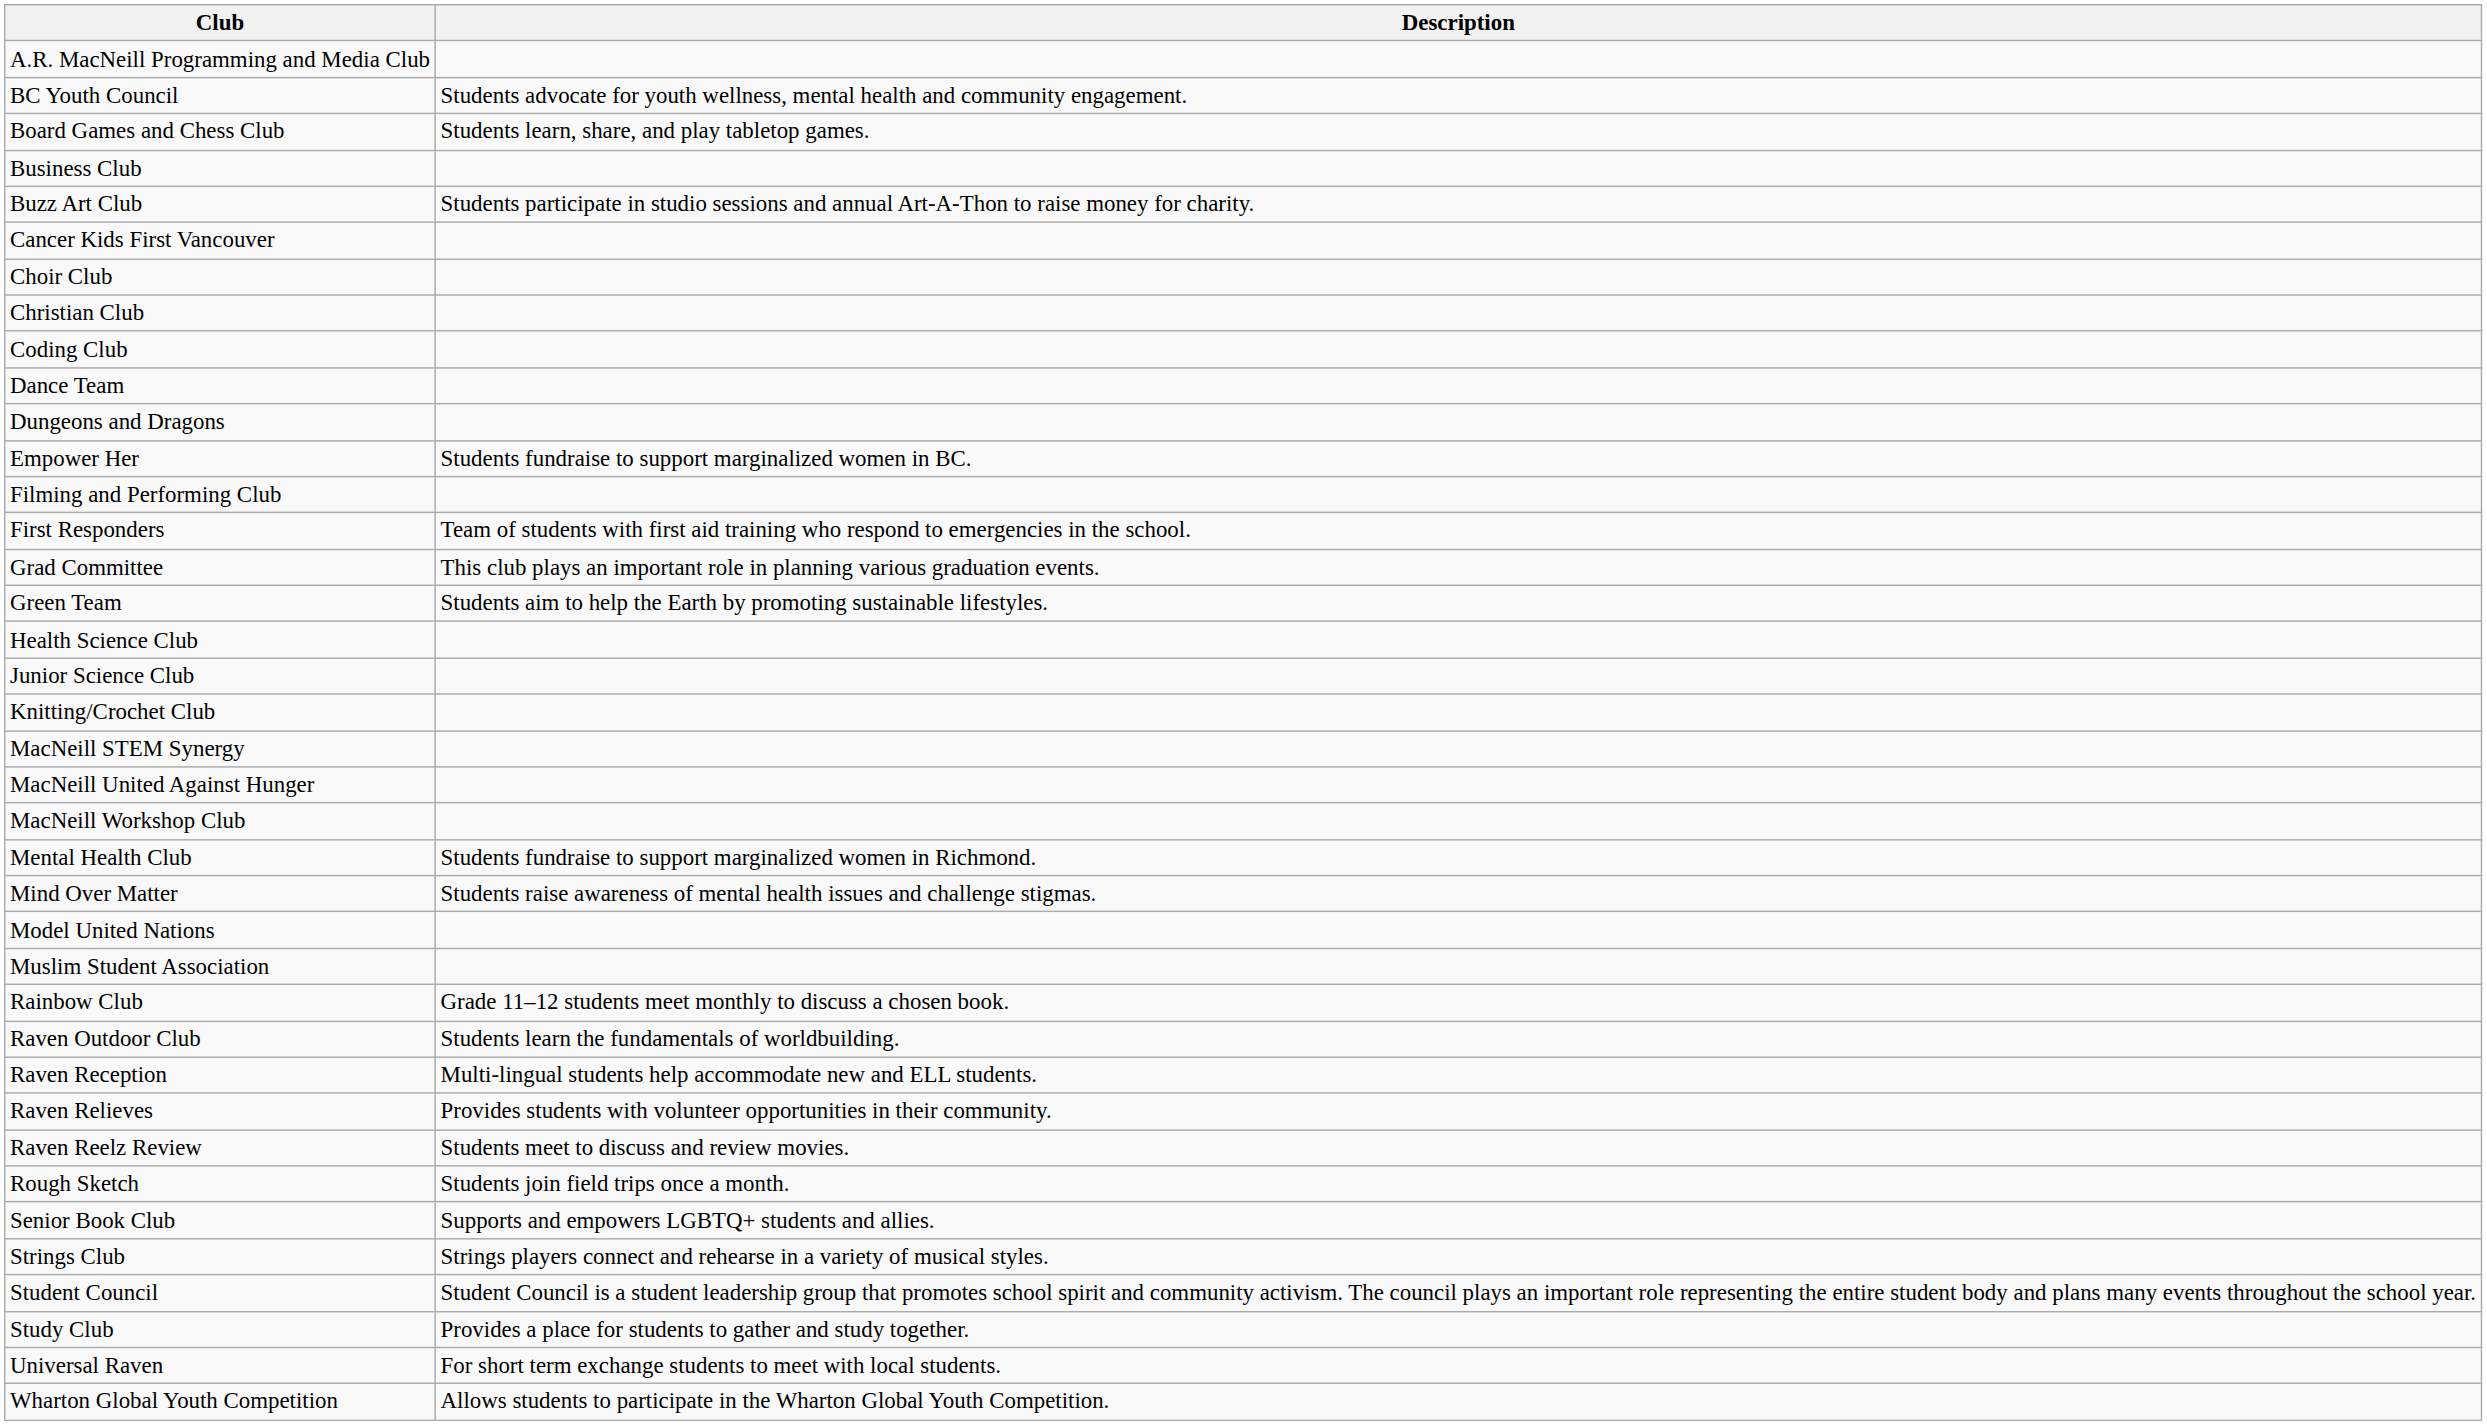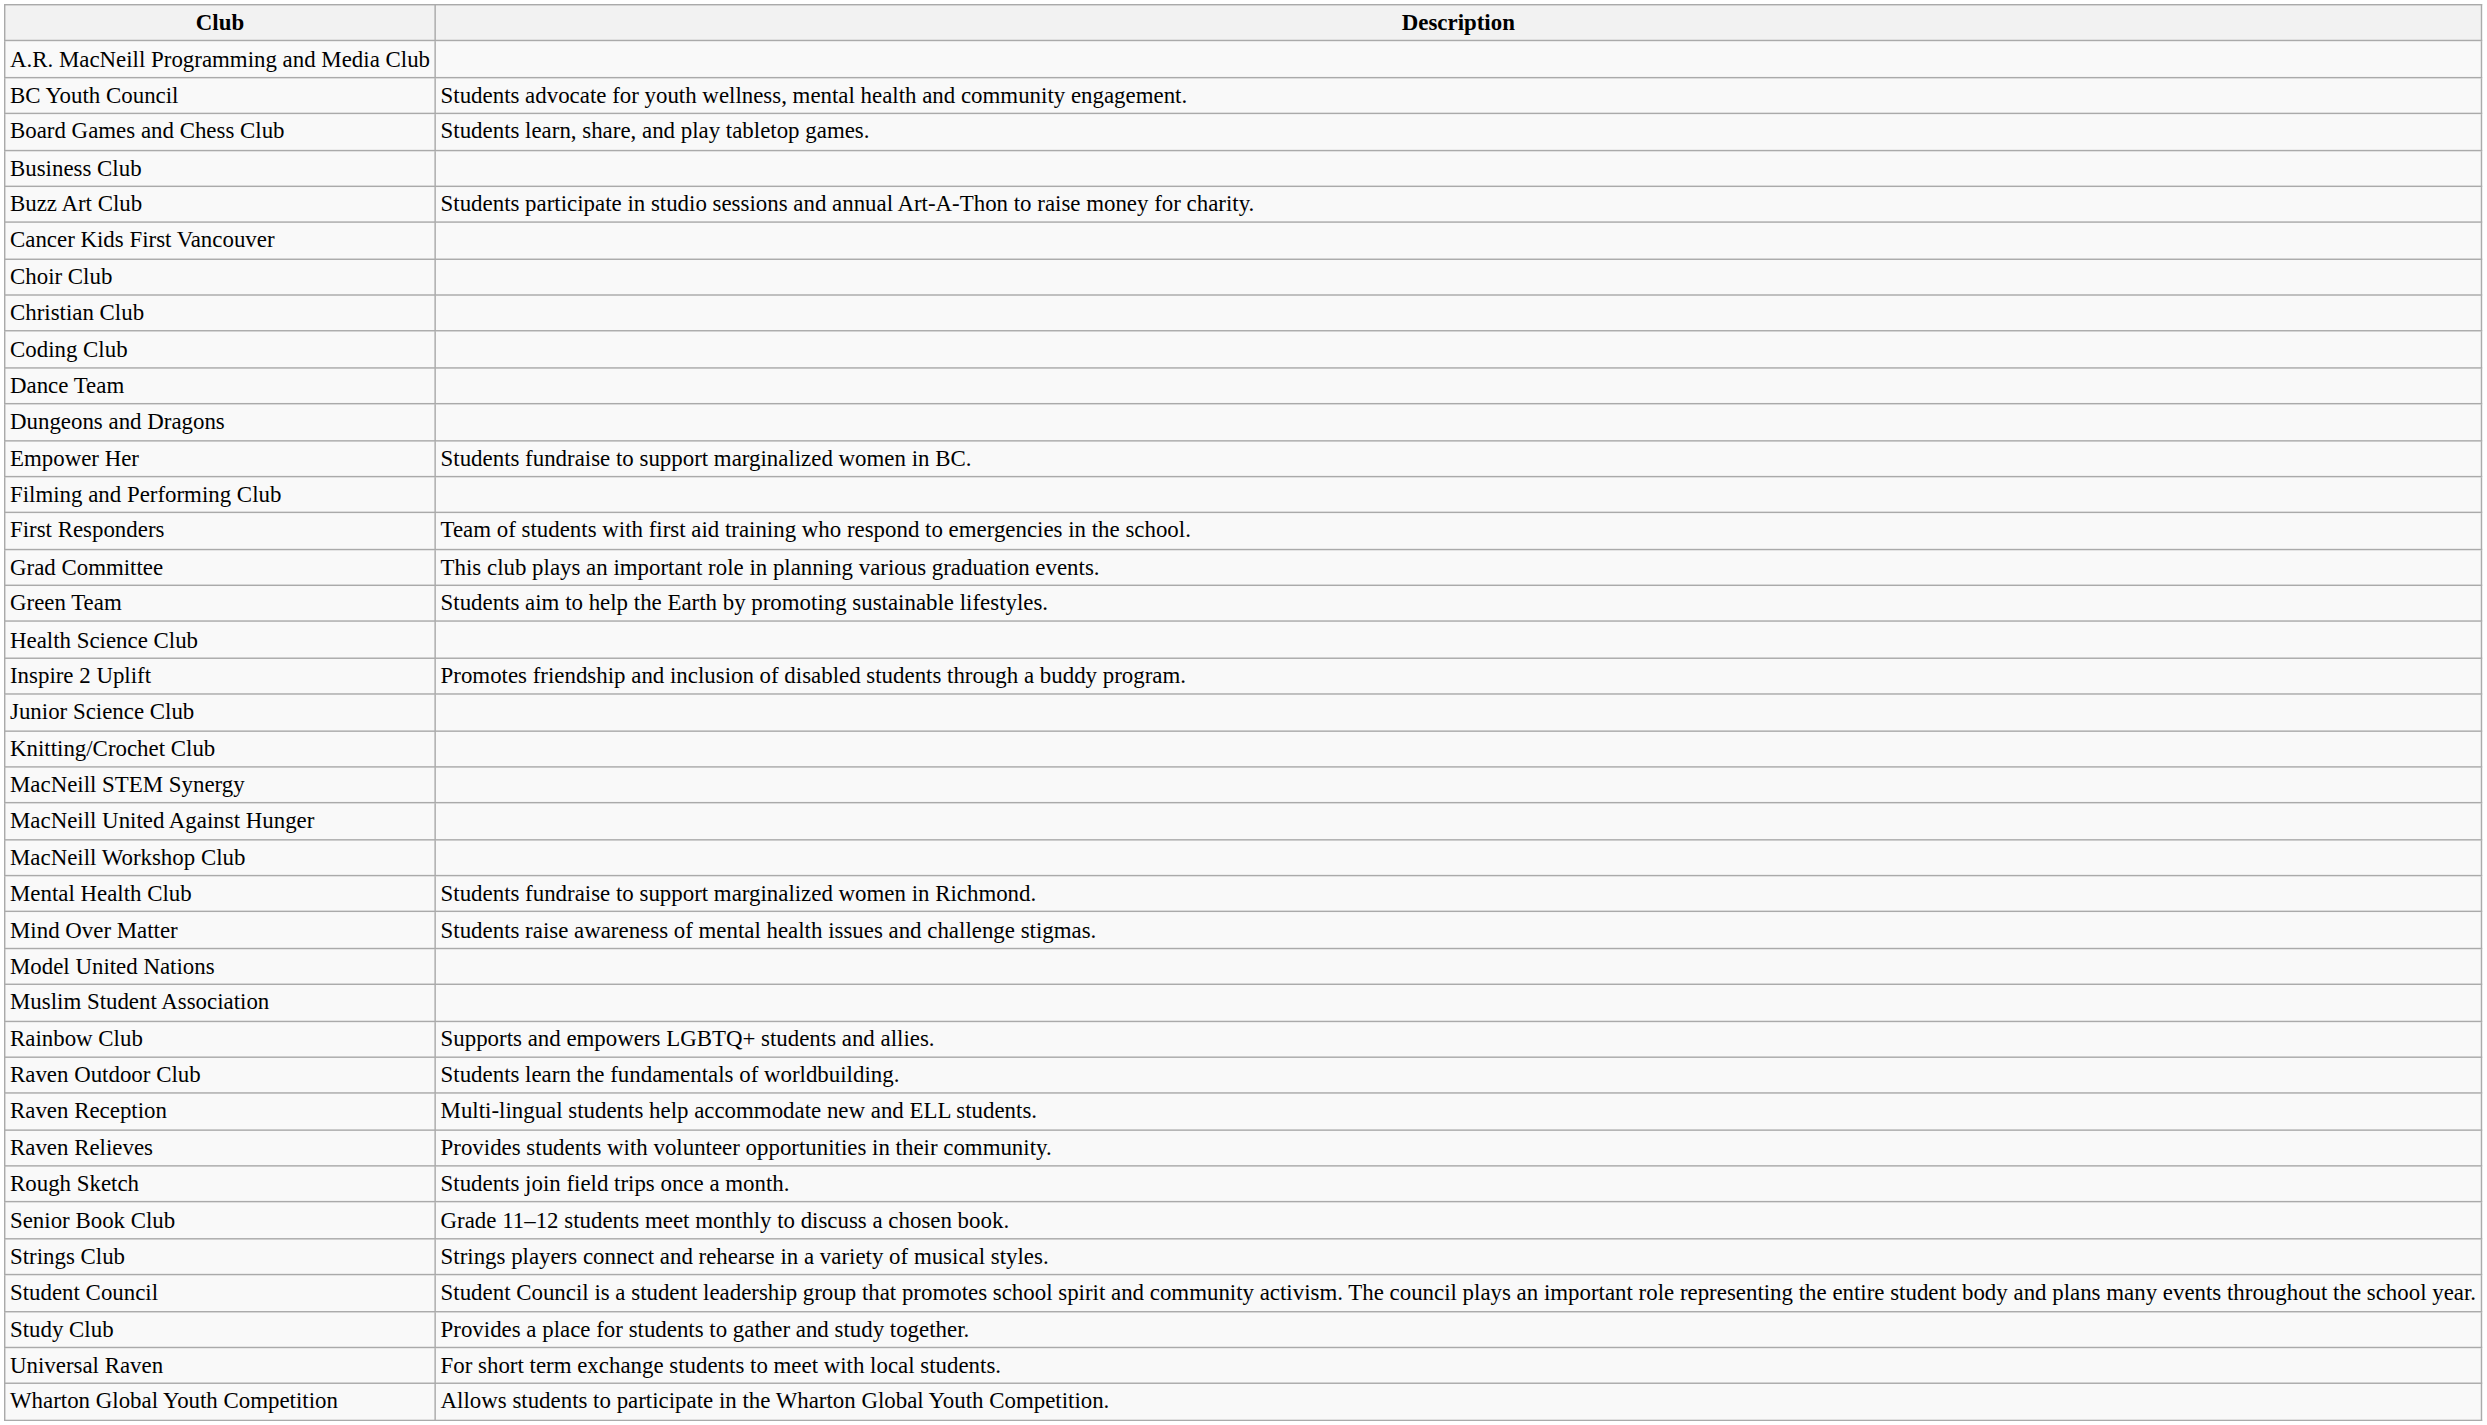+ row: (81, 675)
(725, 1002) Grade 11–12 students meet monthly to discuss a chosen book. -> (688, 1038) Supports and empowers LGBTQ+ students and allies.
- row: (106, 1147)
(688, 1220) Supports and empowers LGBTQ+ students and allies. -> (725, 1220) Grade 11–12 students meet monthly to discuss a chosen book.
